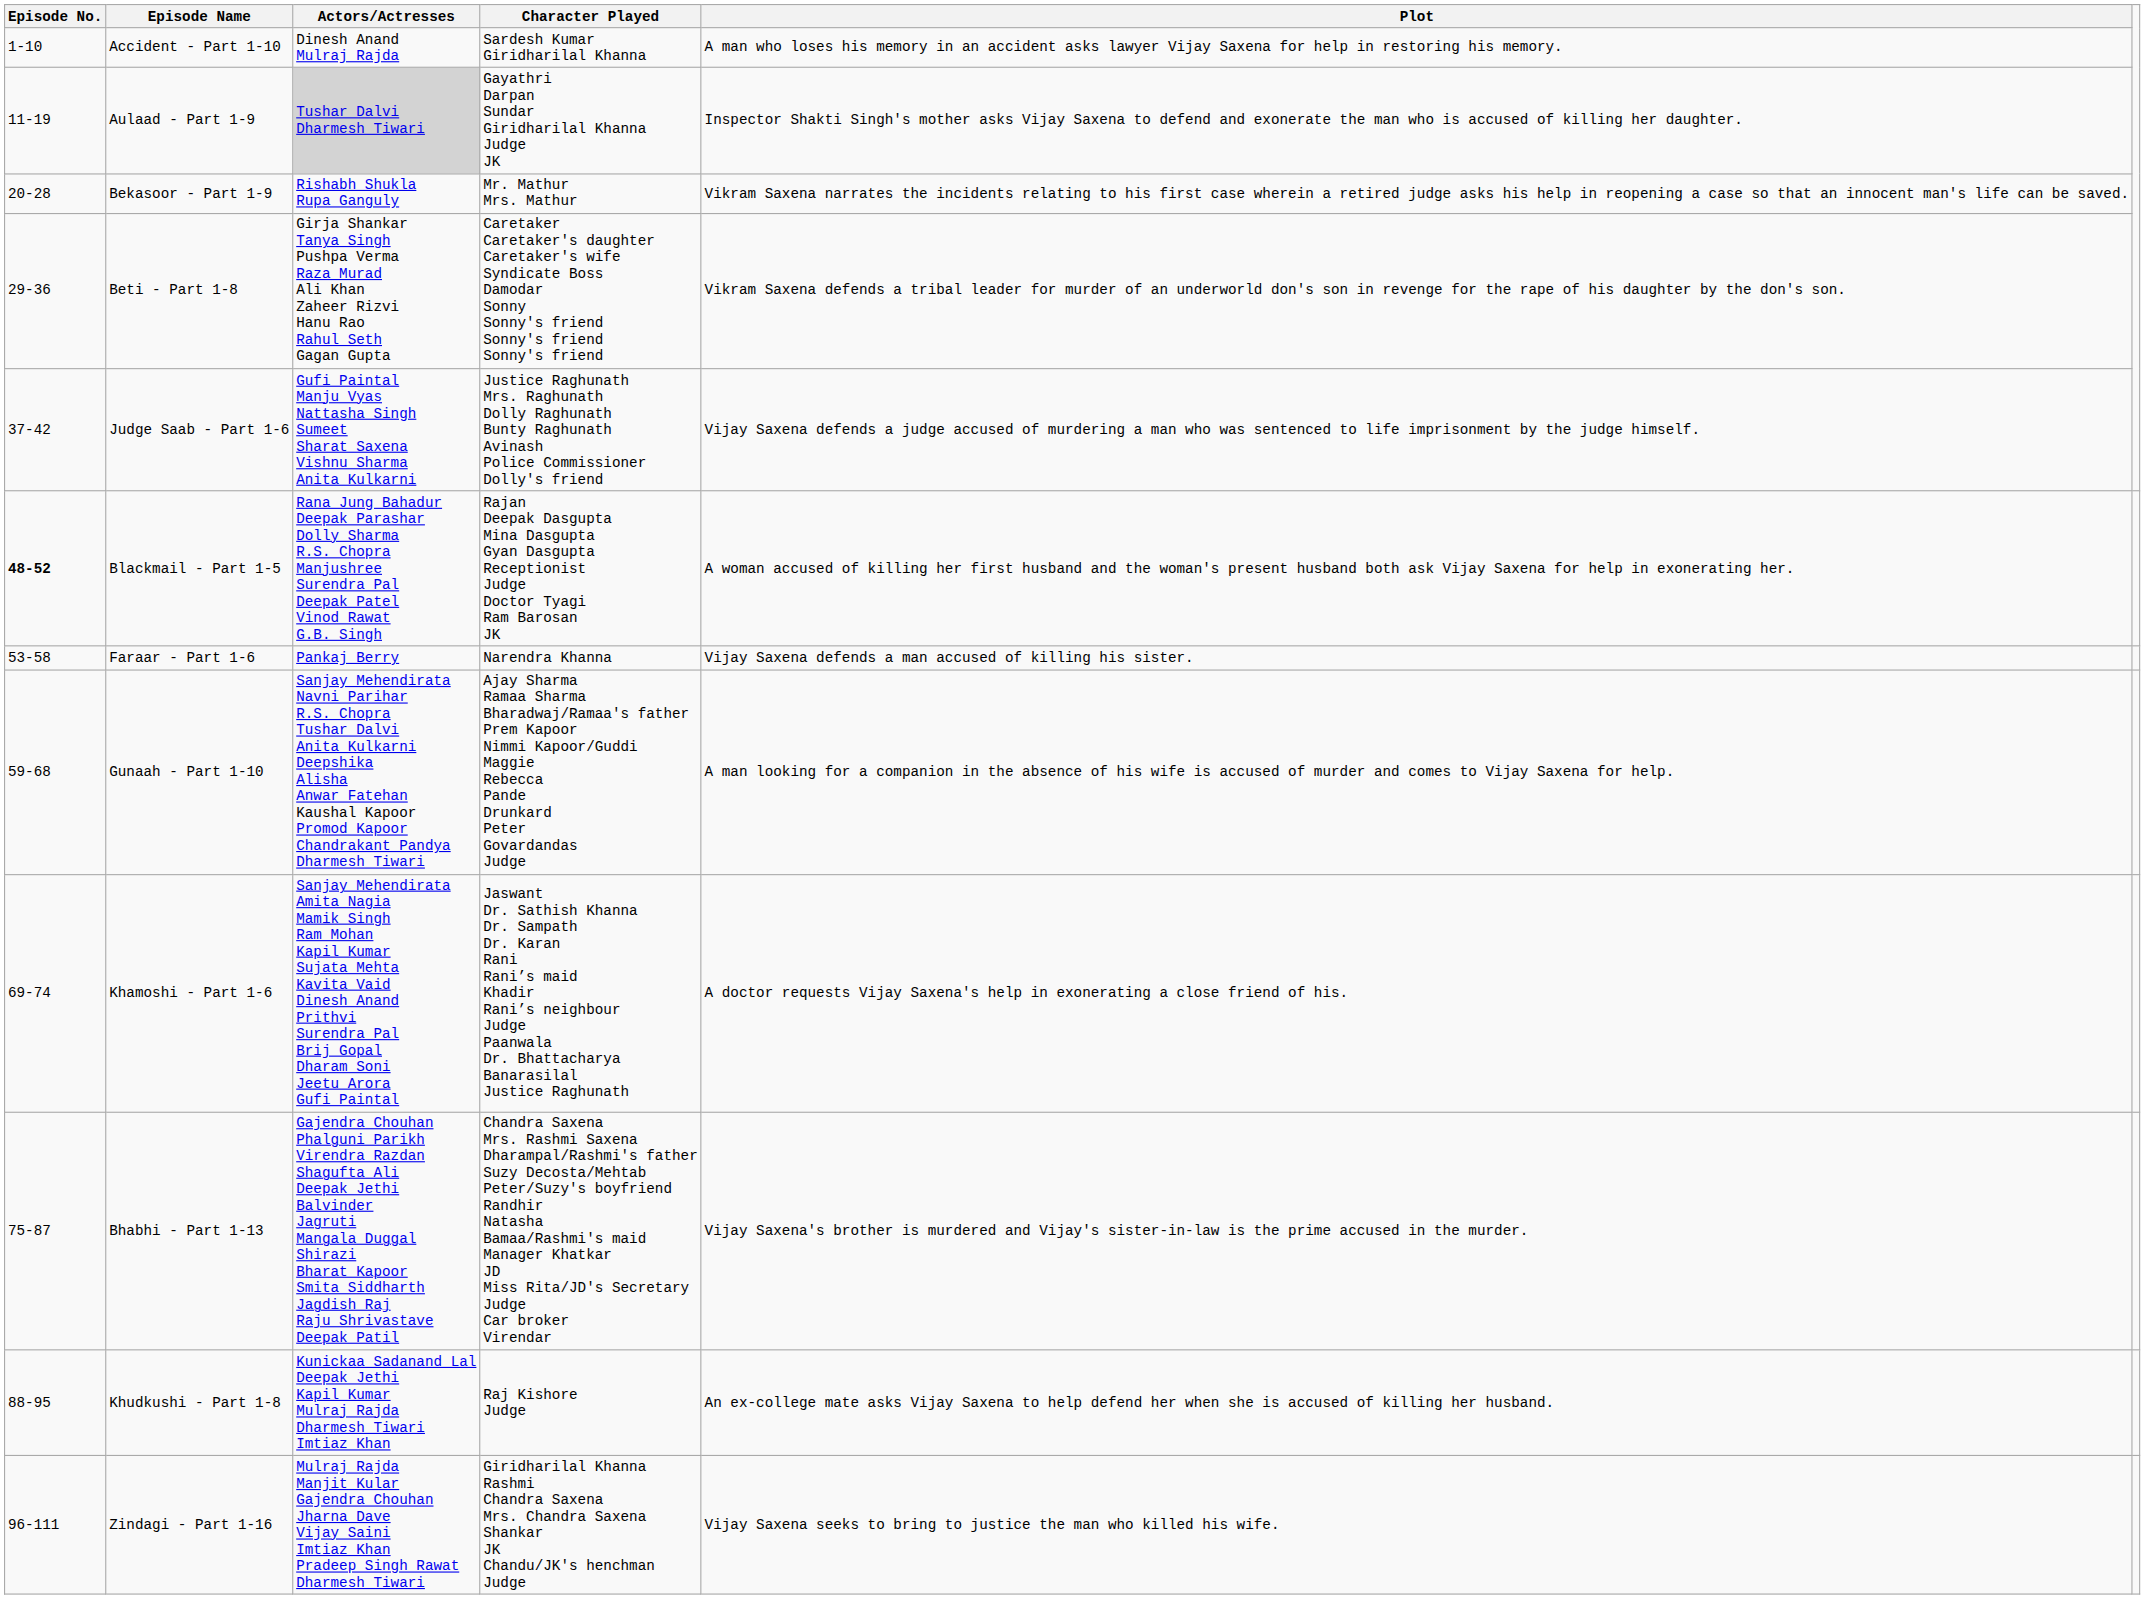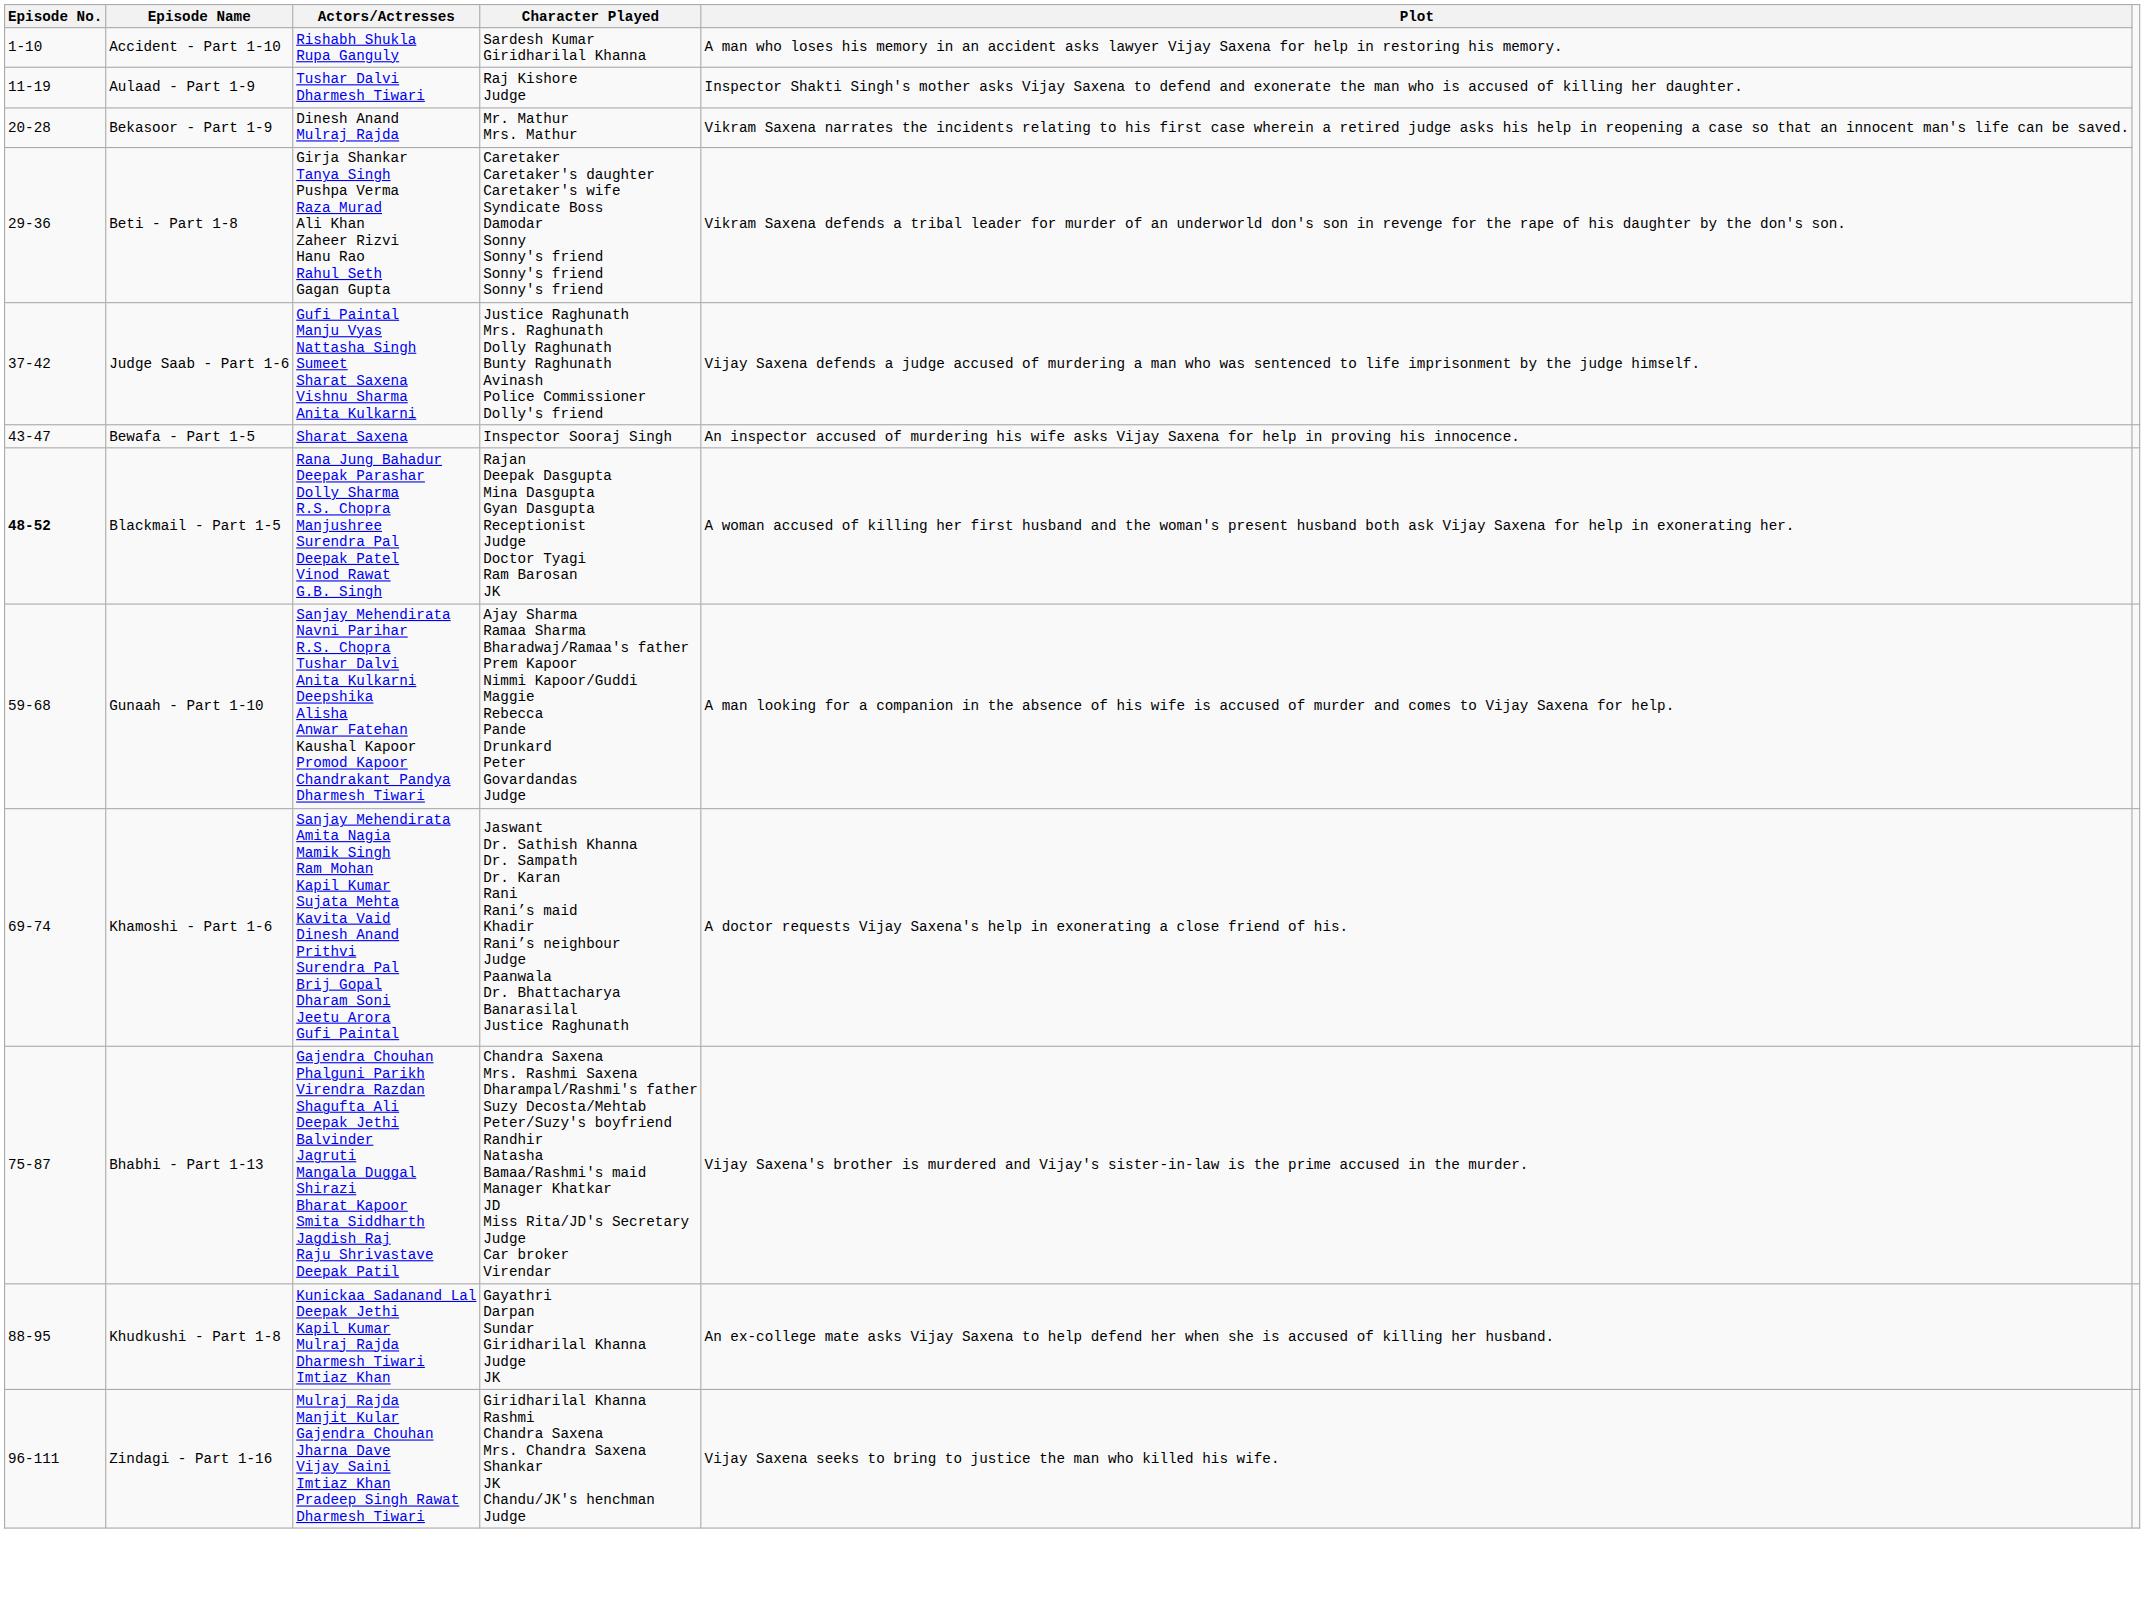(348, 48) Dinesh Anand Mulraj Rajda -> (356, 48) Rishabh Shukla Rupa Ganguly
(361, 121) lightgrey background -> (361, 88) no background
(565, 121) Gayathri Darpan Sundar Giridharilal Khanna Judge JK -> (530, 88) Raj Kishore Judge
(356, 193) Rishabh Shukla Rupa Ganguly -> (348, 127) Dinesh Anand Mulraj Rajda
+ row: (182, 437)
- row: (182, 658)
(530, 1403) Raj Kishore Judge -> (565, 1337) Gayathri Darpan Sundar Giridharilal Khanna Judge JK
